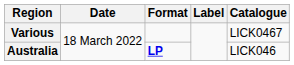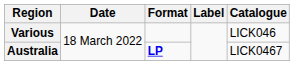(256, 32) LICK0467 -> (253, 32) LICK046
(253, 51) LICK046 -> (256, 51) LICK0467
